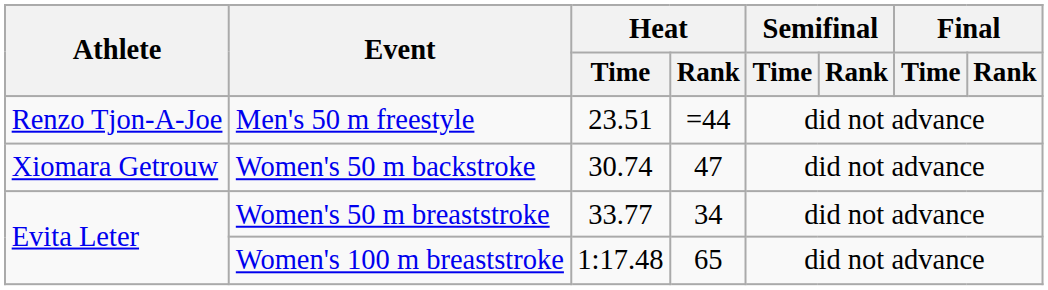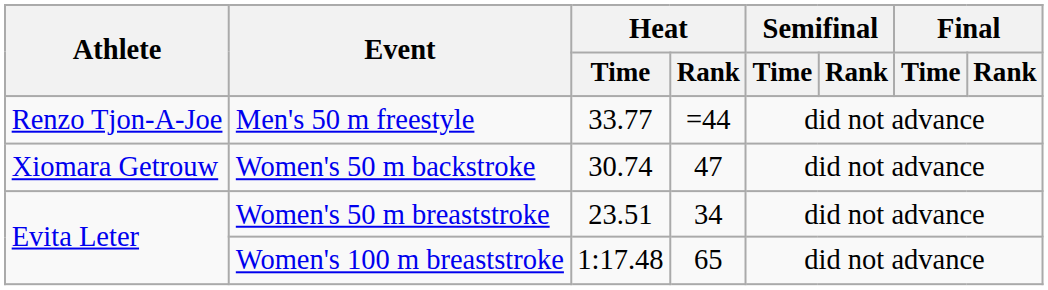(620, 119) 23.51 -> (620, 119) 33.77
(620, 213) 33.77 -> (620, 213) 23.51
